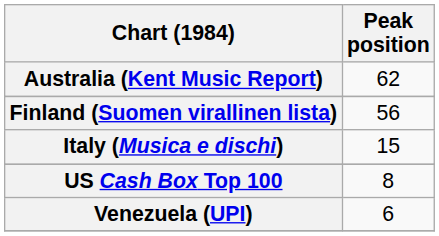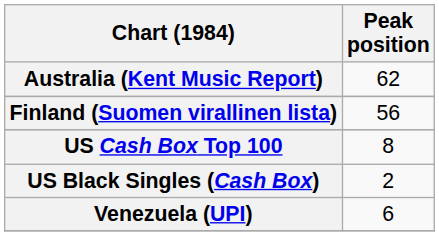- row: (173, 146)
+ row: (173, 180)
